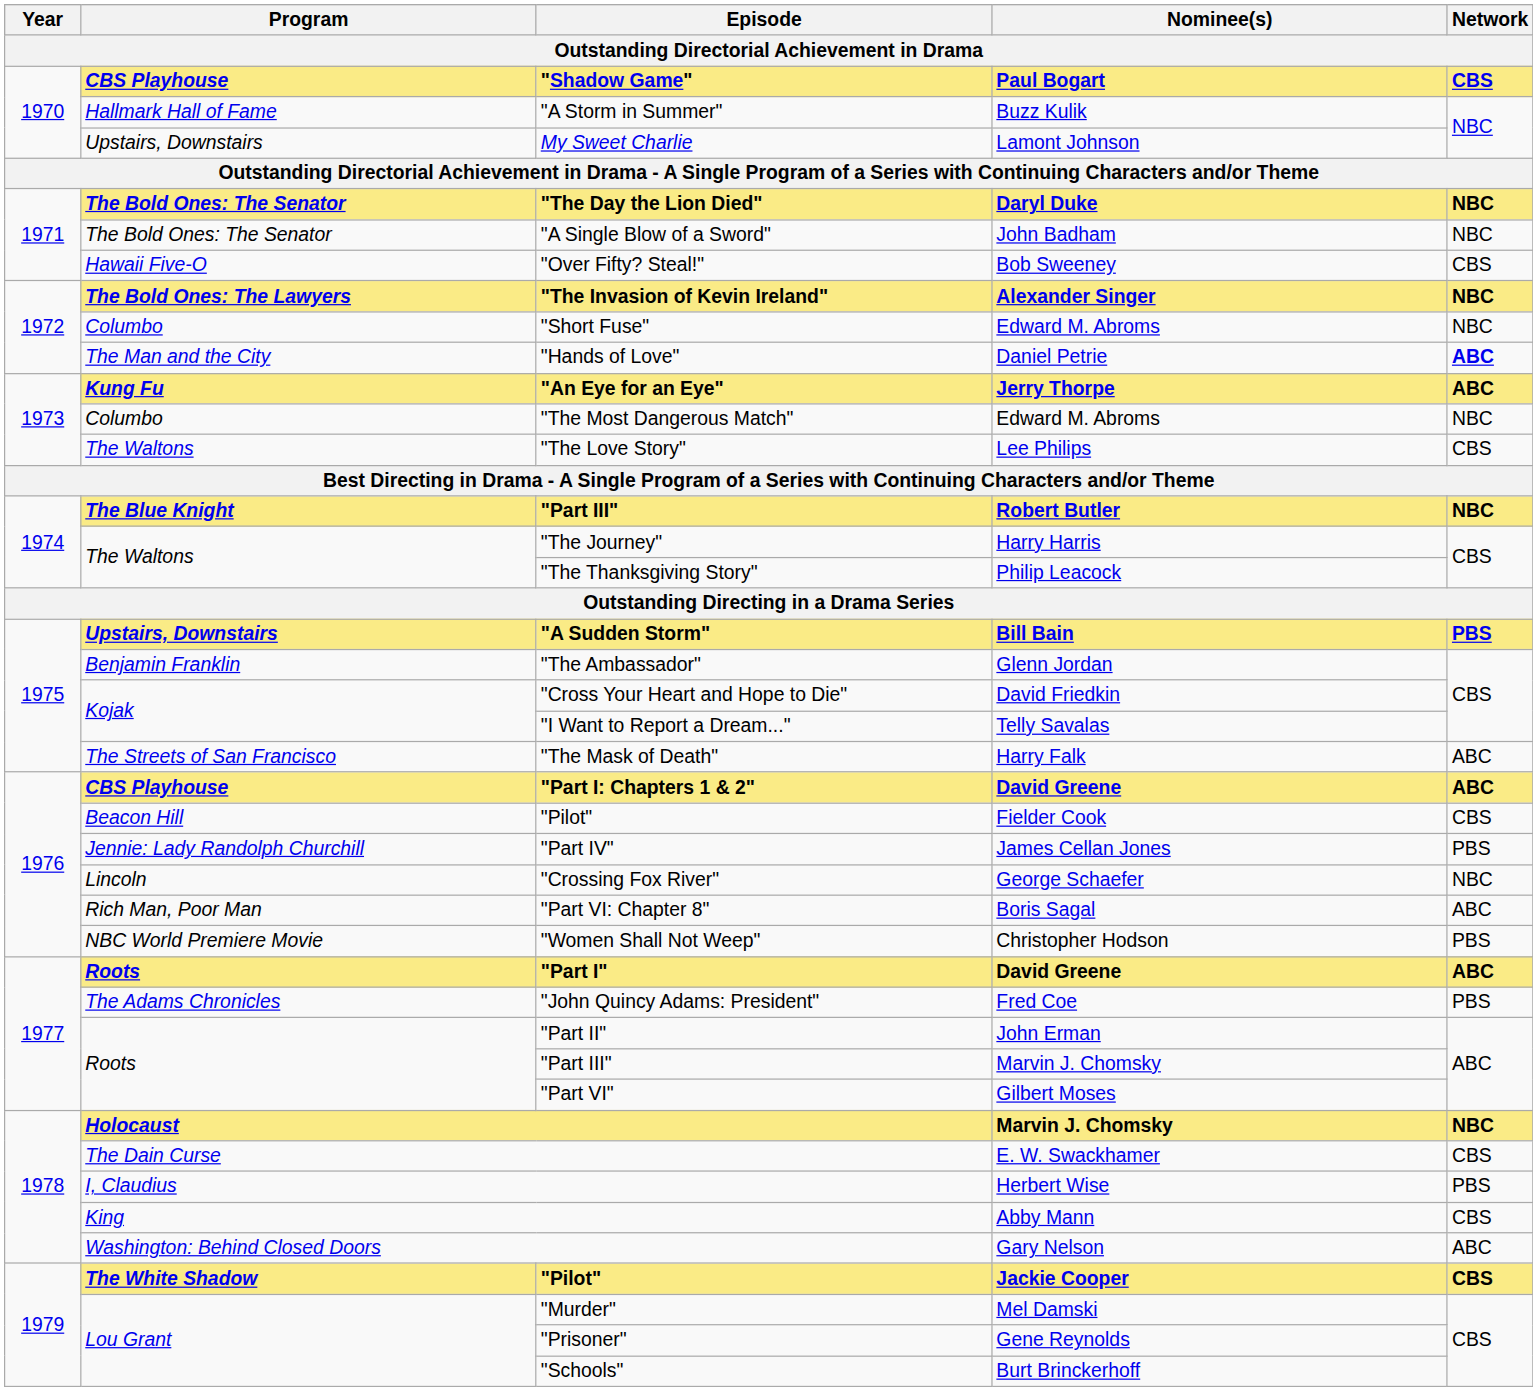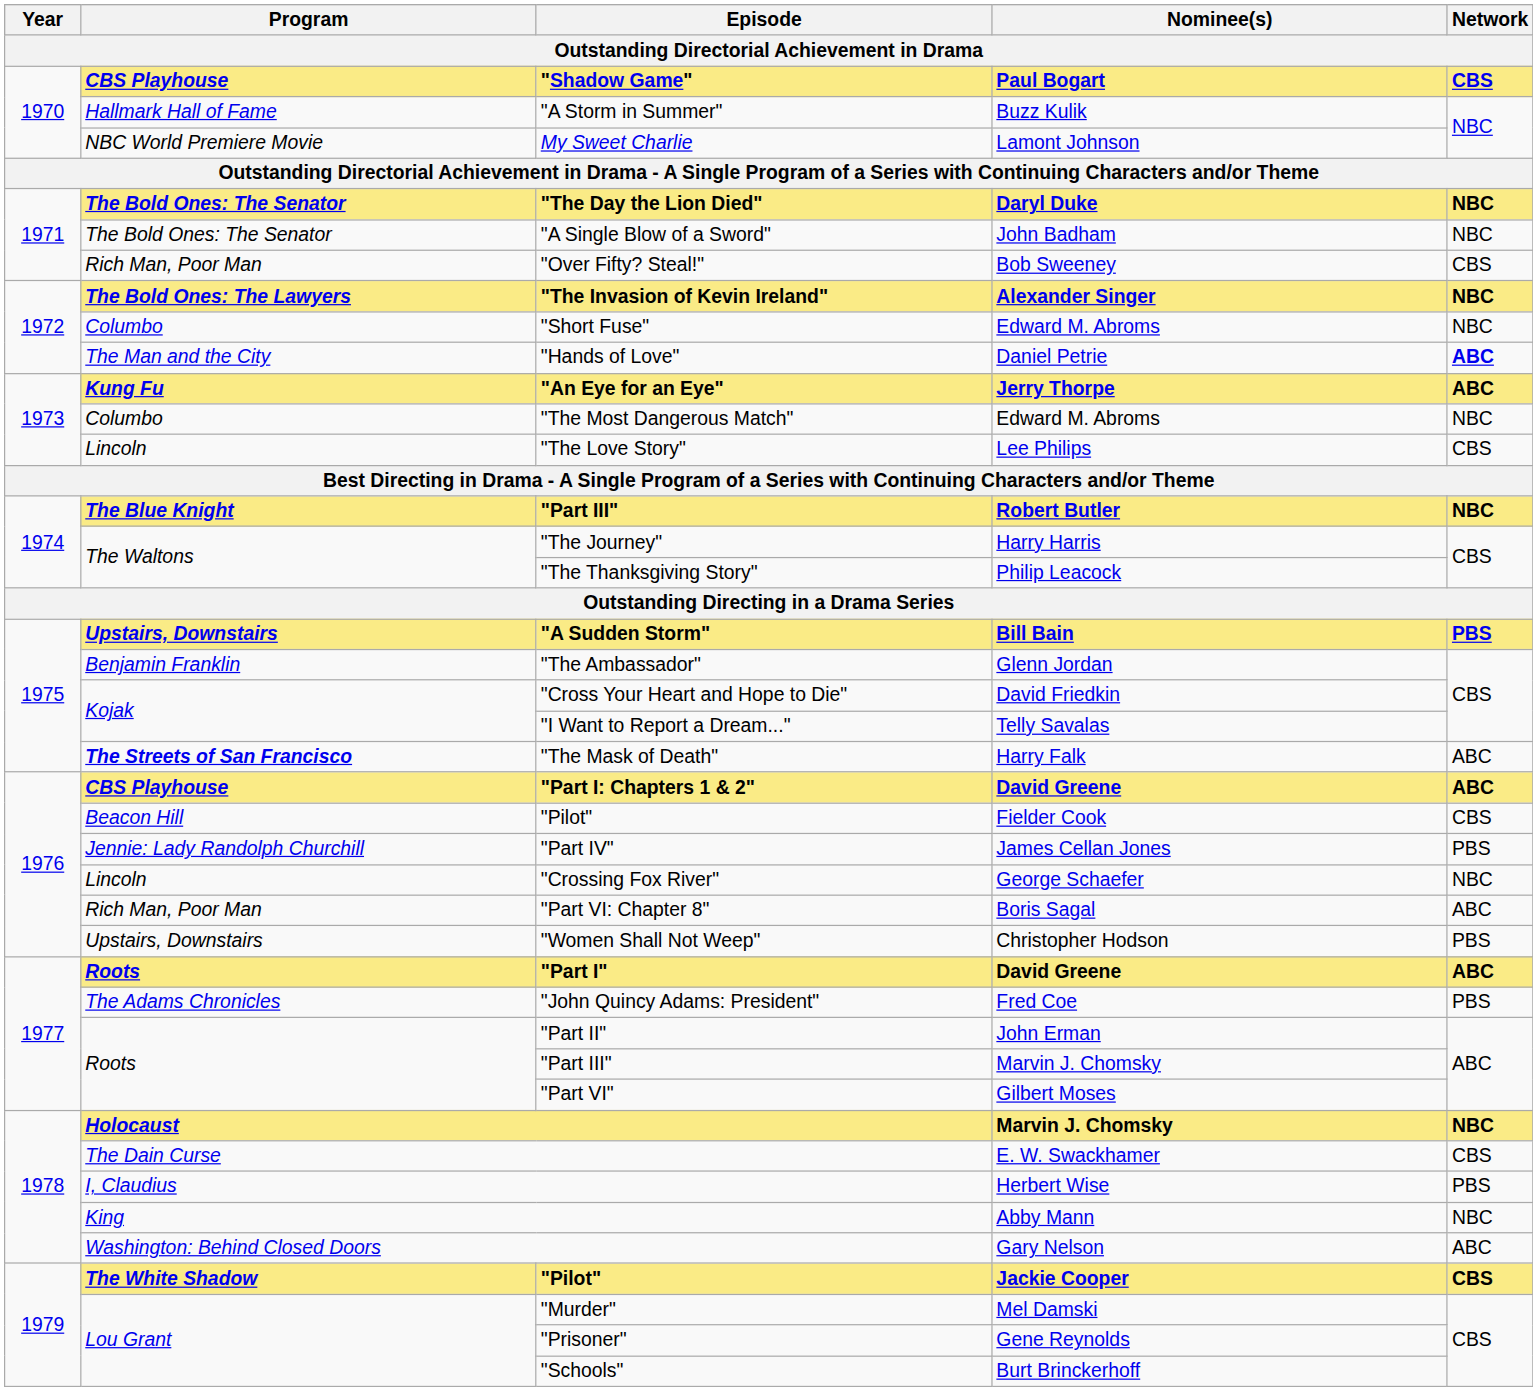(174, 142) Upstairs, Downstairs -> (204, 142) NBC World Premiere Movie
(146, 265) Hawaii Five-O -> (173, 265) Rich Man, Poor Man
(139, 449) The Waltons -> (116, 449) Lincoln
(211, 756) normal -> (219, 756) bold
(204, 940) NBC World Premiere Movie -> (174, 940) Upstairs, Downstairs
(1472, 1217) CBS -> (1472, 1217) NBC
